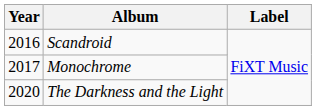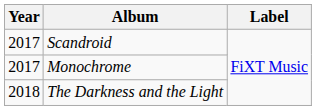(24, 42) 2016 -> (24, 42) 2017
(24, 92) 2020 -> (24, 92) 2018
